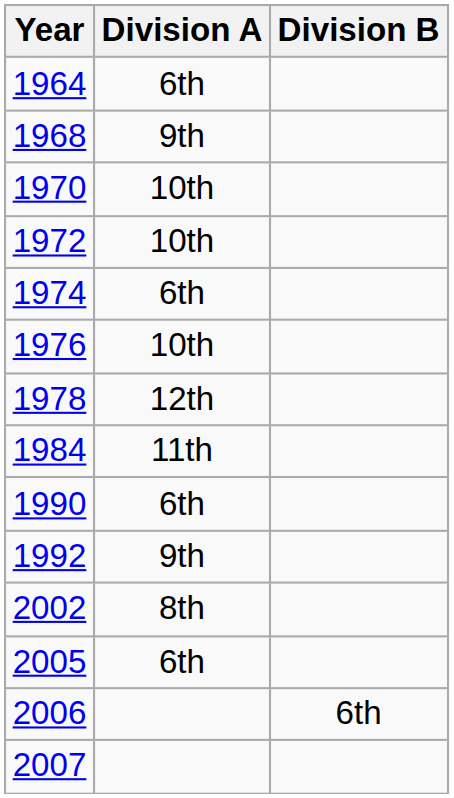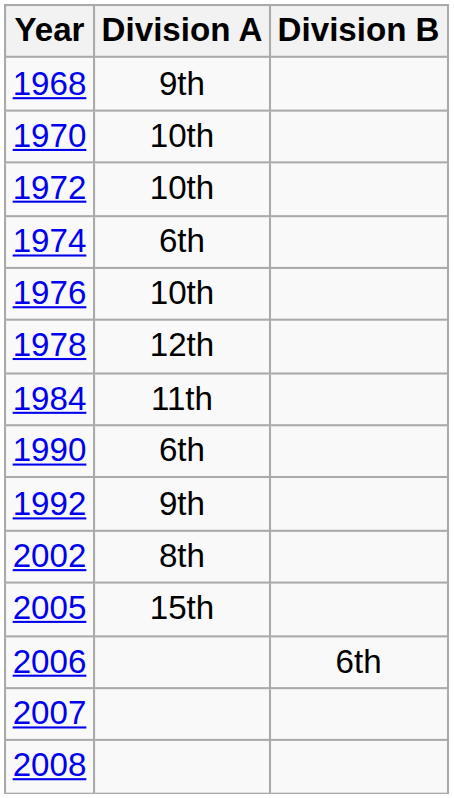- row: (50, 83)
(182, 661) 6th -> (182, 608) 15th
+ row: (50, 766)
